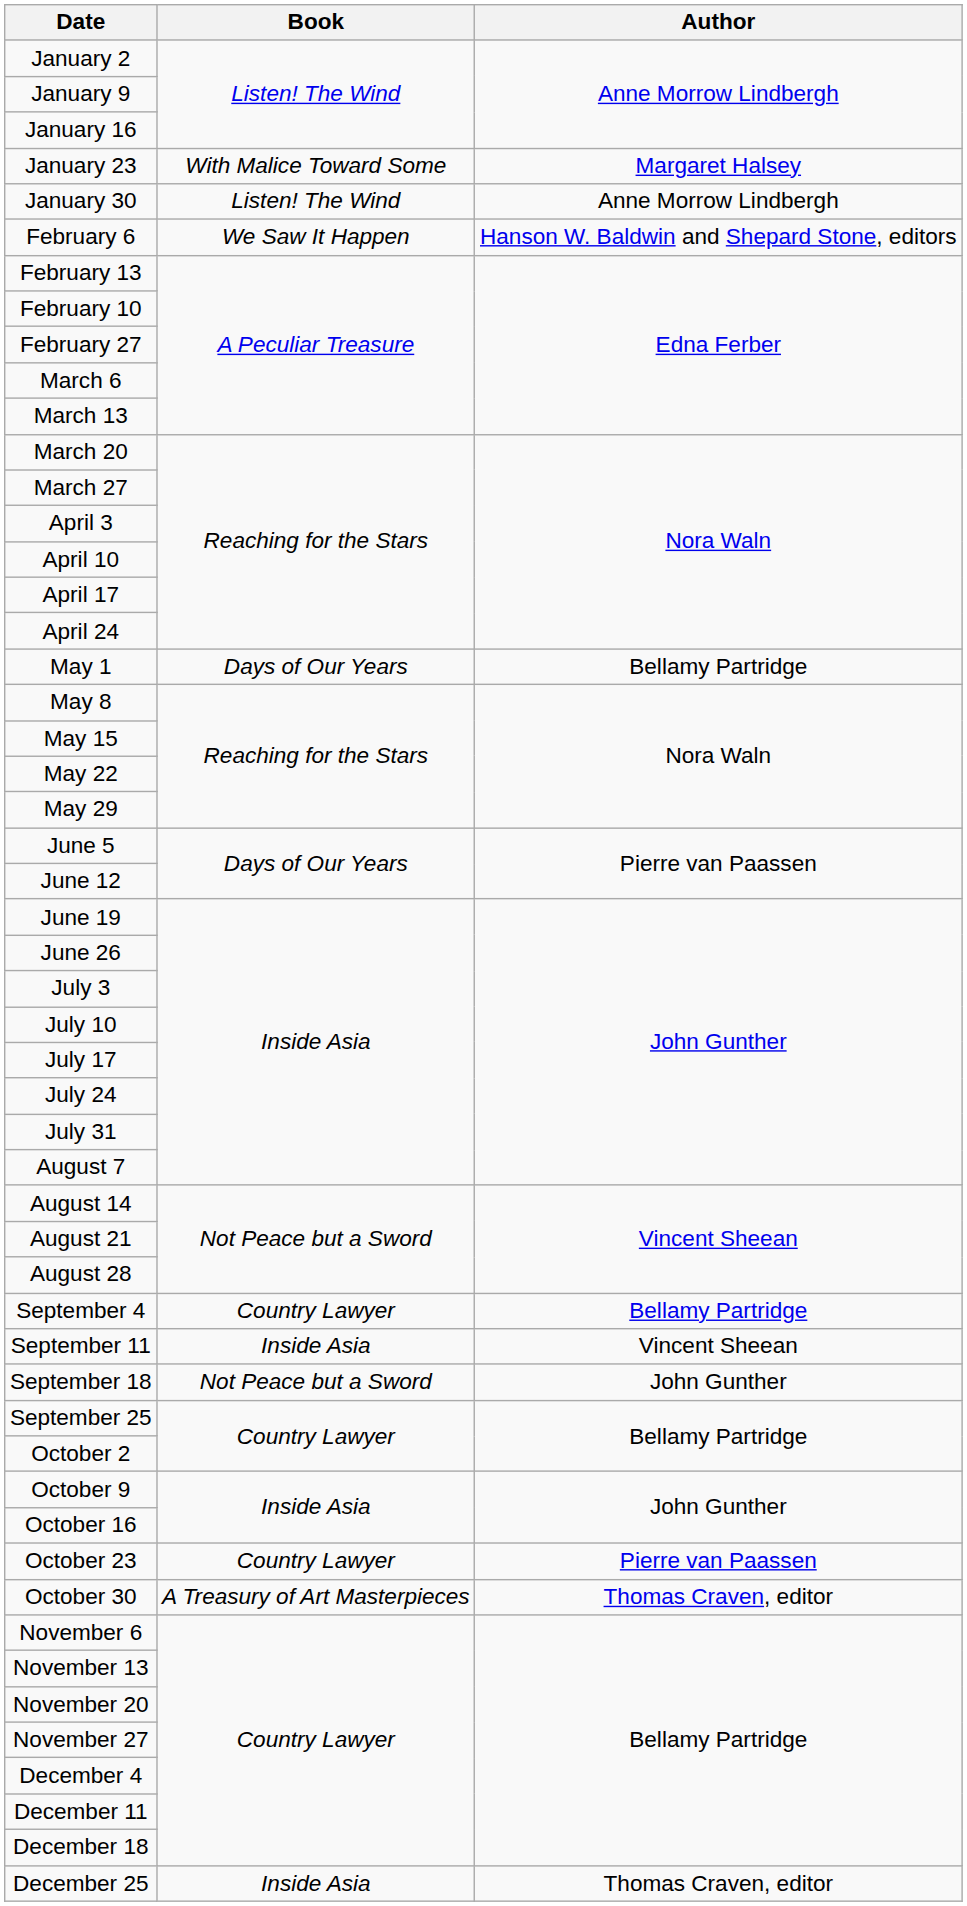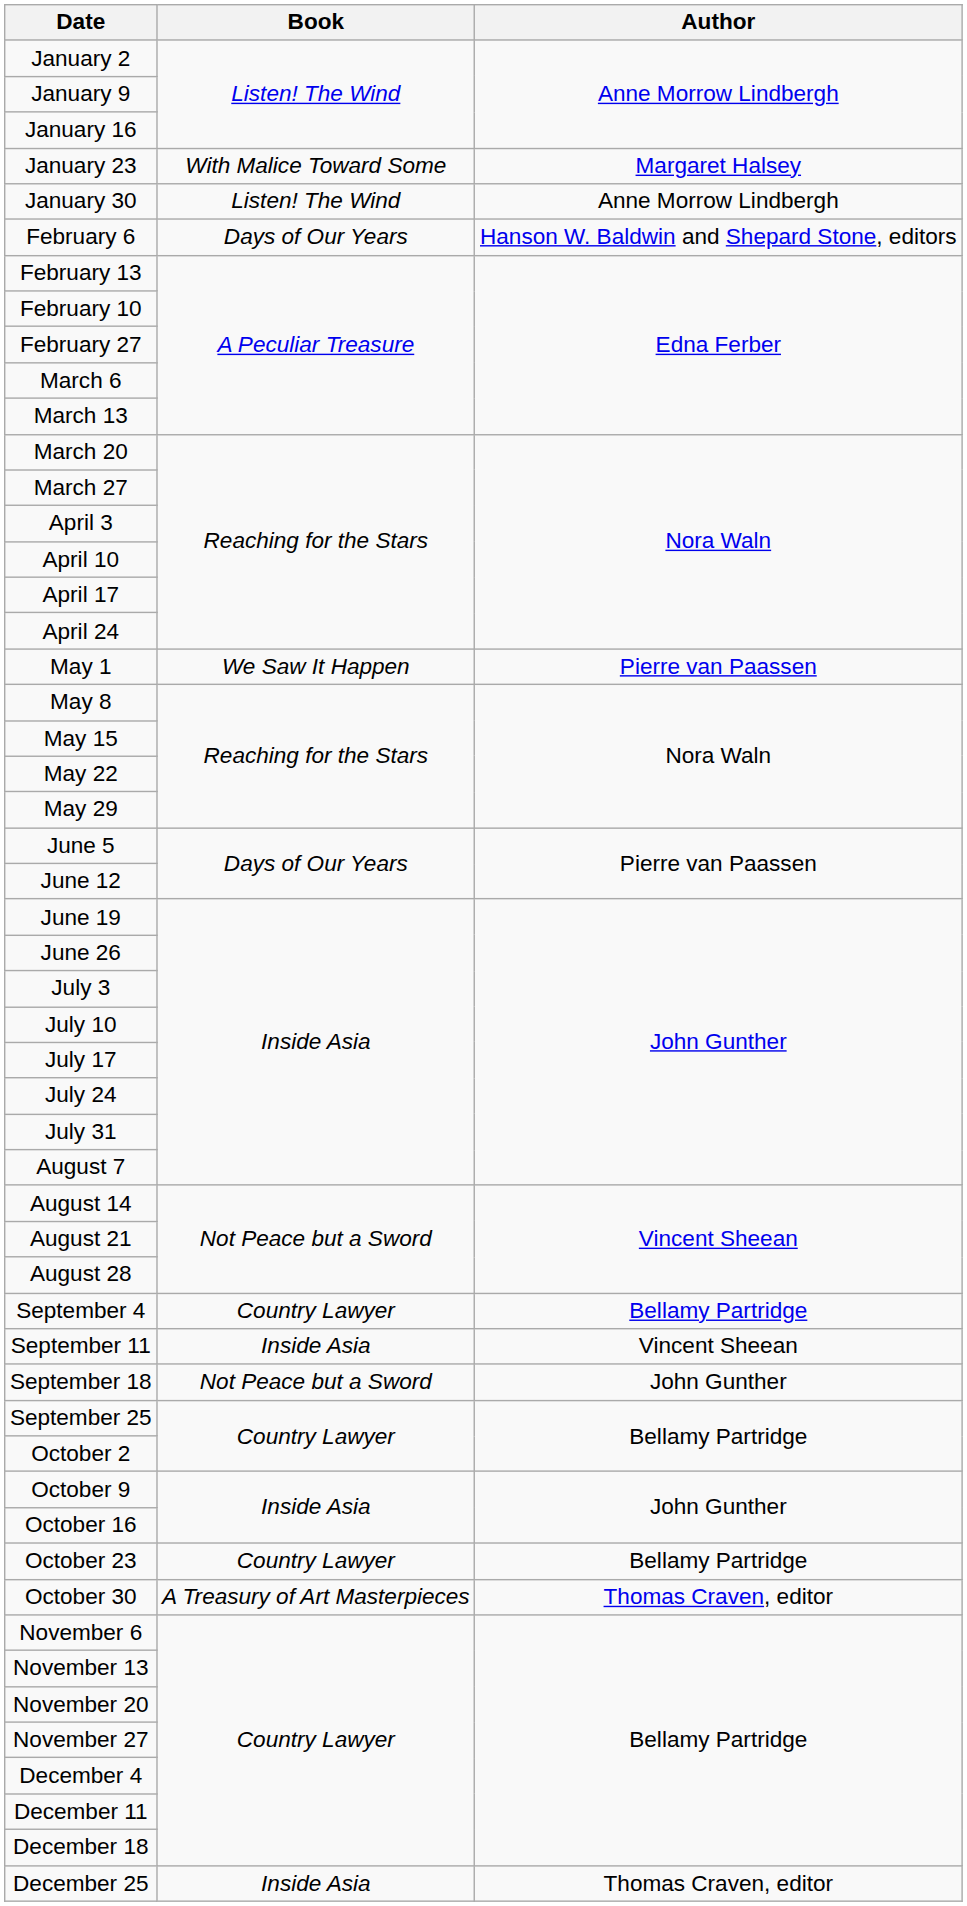(316, 237) We Saw It Happen -> (316, 237) Days of Our Years
(316, 666) Days of Our Years -> (316, 666) We Saw It Happen
(718, 666) Bellamy Partridge -> (718, 666) Pierre van Paassen
(718, 1560) Pierre van Paassen -> (718, 1560) Bellamy Partridge
